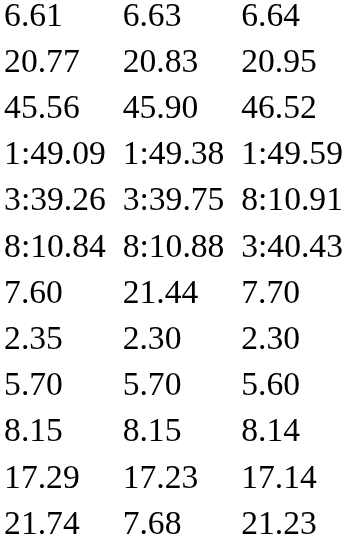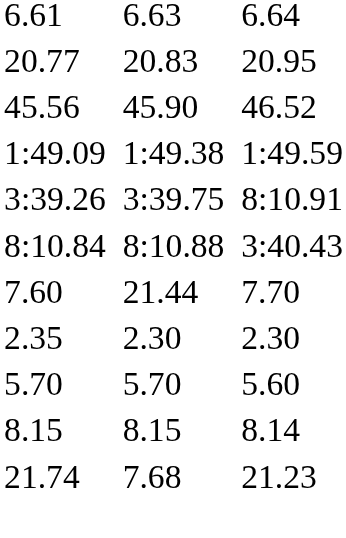- row: (42, 476)
